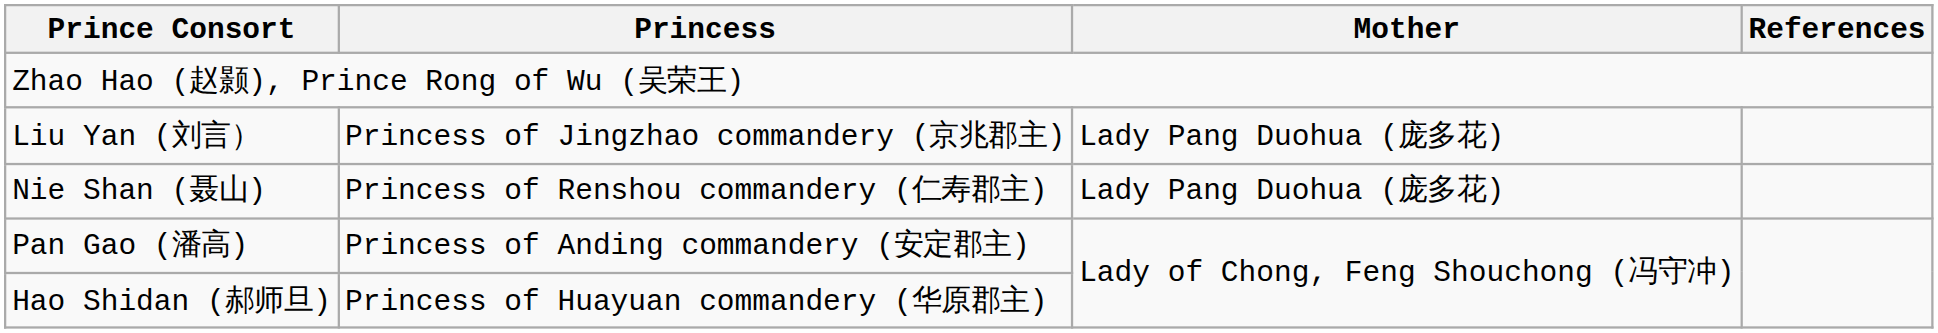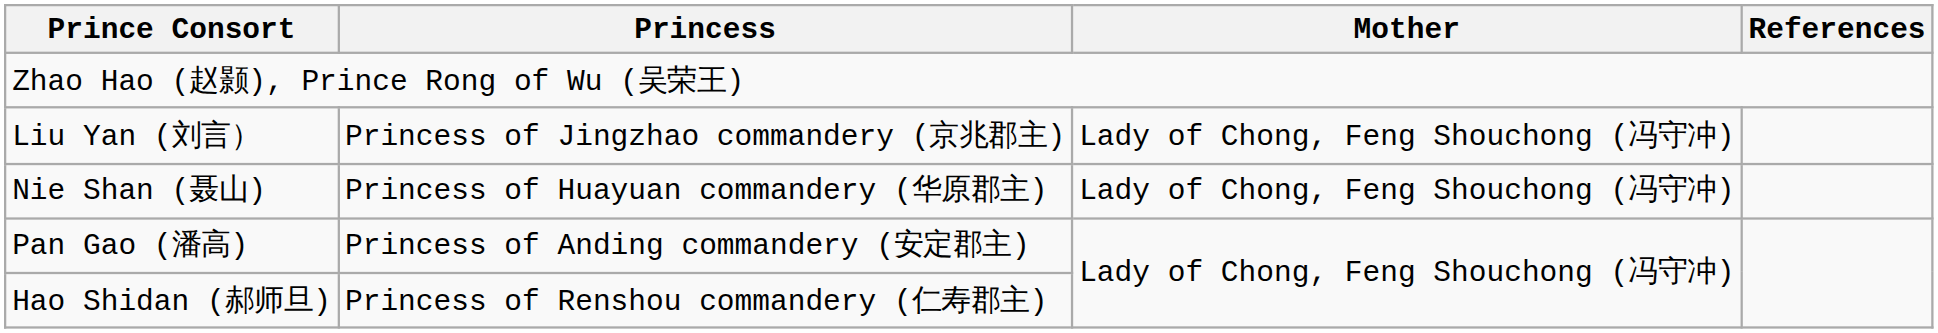(1292, 137) Lady Pang Duohua (庞多花) -> (1407, 137) Lady of Chong, Feng Shouchong (冯守冲)
(696, 192) Princess of Renshou commandery (仁寿郡主) -> (696, 192) Princess of Huayuan commandery (华原郡主)
(1292, 192) Lady Pang Duohua (庞多花) -> (1407, 192) Lady of Chong, Feng Shouchong (冯守冲)
(696, 301) Princess of Huayuan commandery (华原郡主) -> (696, 301) Princess of Renshou commandery (仁寿郡主)
